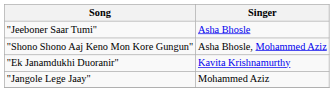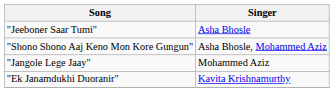rows swapped: (49, 79) <-> (63, 62)
